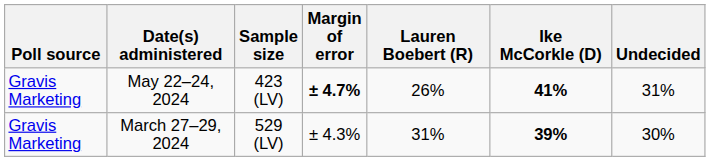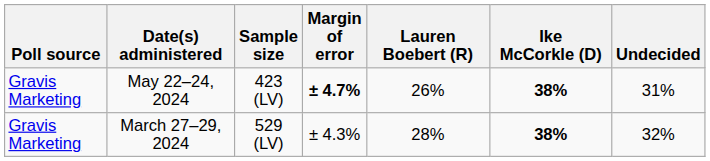(551, 90) 41% -> (551, 90) 38%
(428, 135) 31% -> (428, 135) 28%
(551, 135) 39% -> (551, 135) 38%
(658, 135) 30% -> (658, 135) 32%
